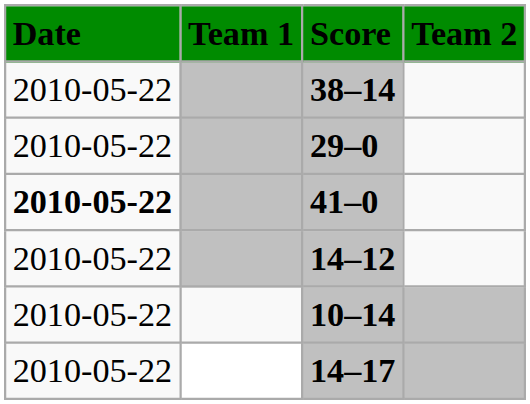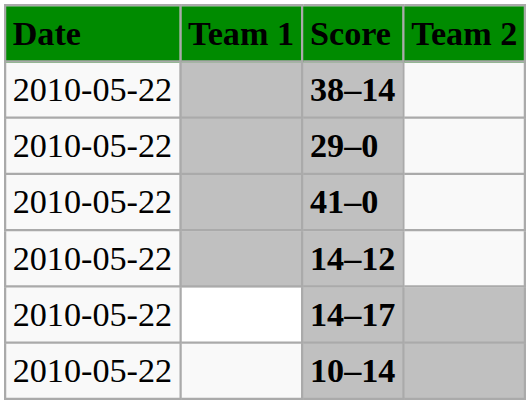(92, 201) bold -> (92, 201) normal
rows swapped: (353, 314) <-> (353, 371)
